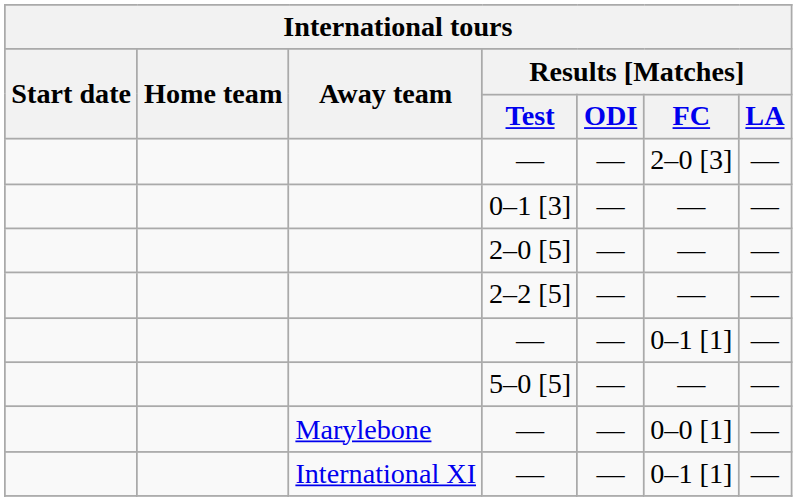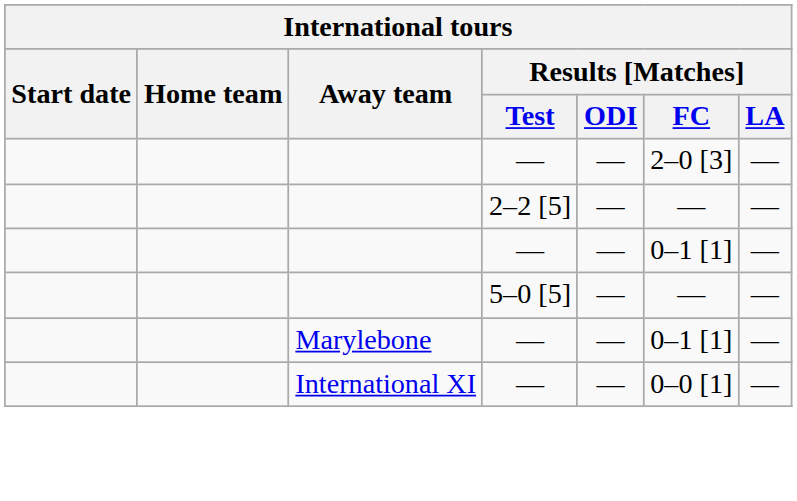- row: (386, 206)
- row: (386, 251)
(691, 428) 0–0 [1] -> (691, 339) 0–1 [1]
(691, 473) 0–1 [1] -> (691, 384) 0–0 [1]
